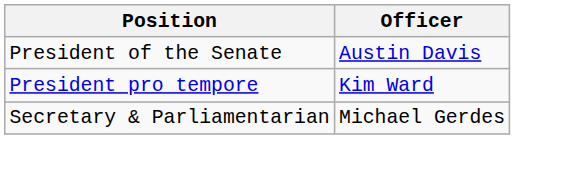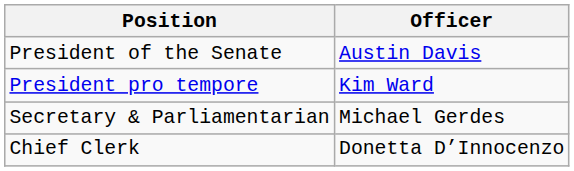+ row: (75, 150)
